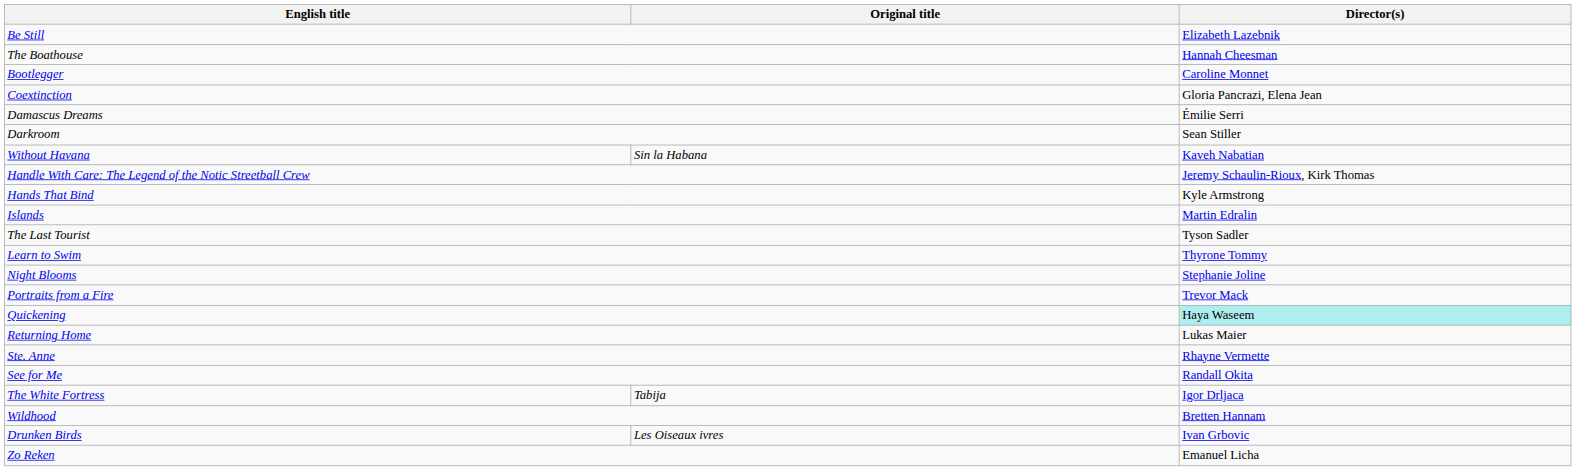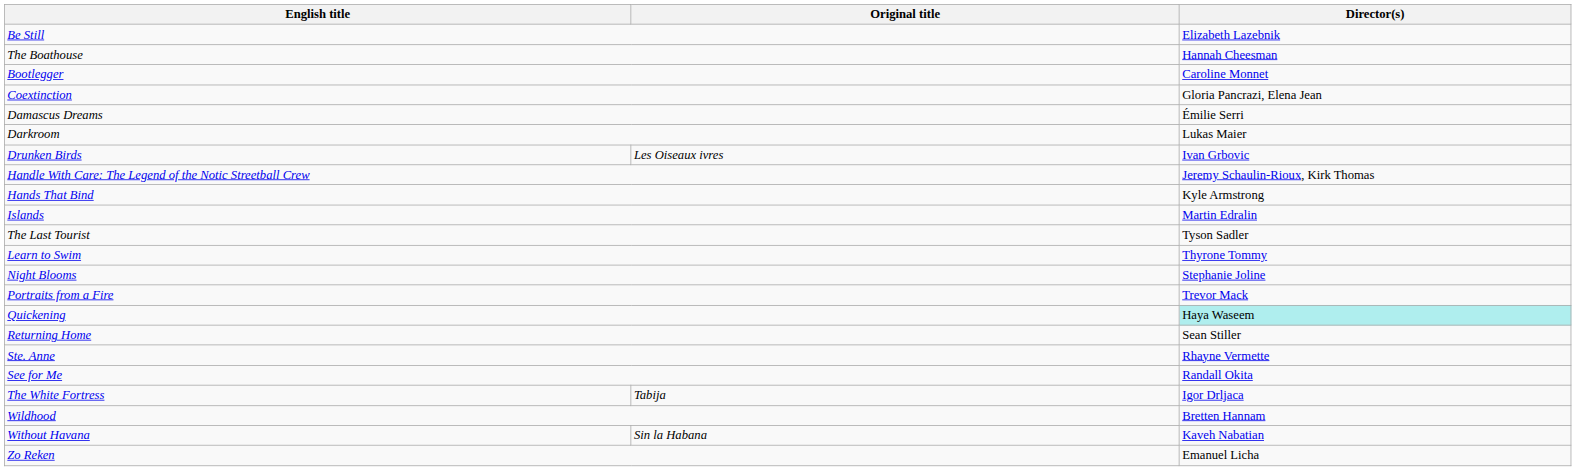(1212, 134) Sean Stiller -> (1214, 134) Lukas Maier
rows swapped: (44, 435) <-> (49, 154)
(1214, 335) Lukas Maier -> (1212, 335) Sean Stiller
